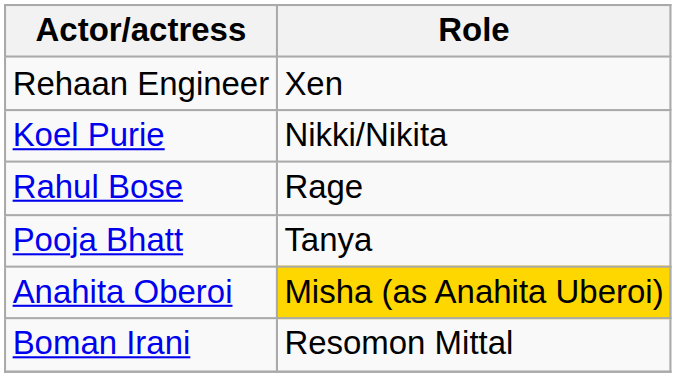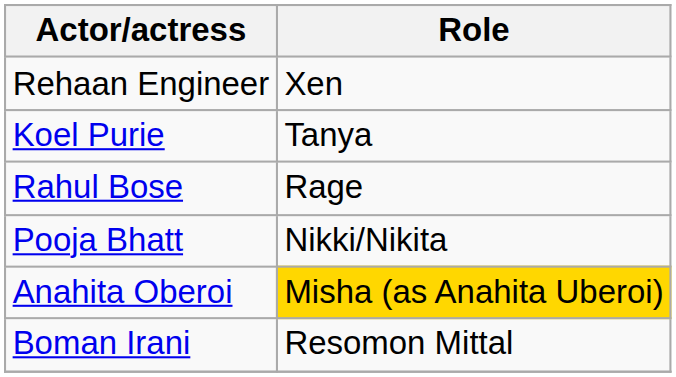(366, 135) Nikki/Nikita -> (328, 135) Tanya
(328, 239) Tanya -> (366, 239) Nikki/Nikita
